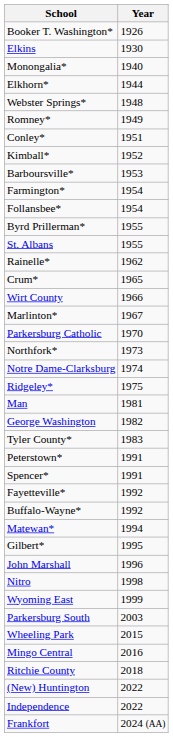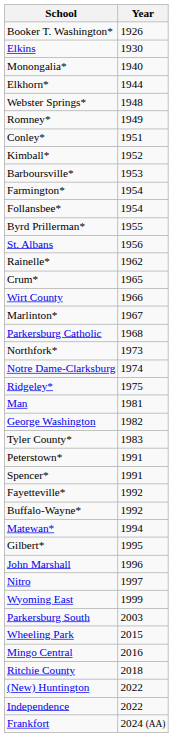(132, 244) 1955 -> (132, 244) 1956
(132, 333) 1970 -> (132, 333) 1968
(132, 581) 1998 -> (132, 581) 1997
